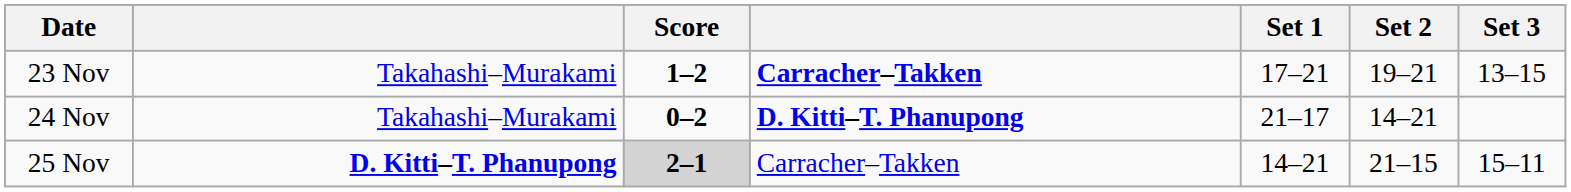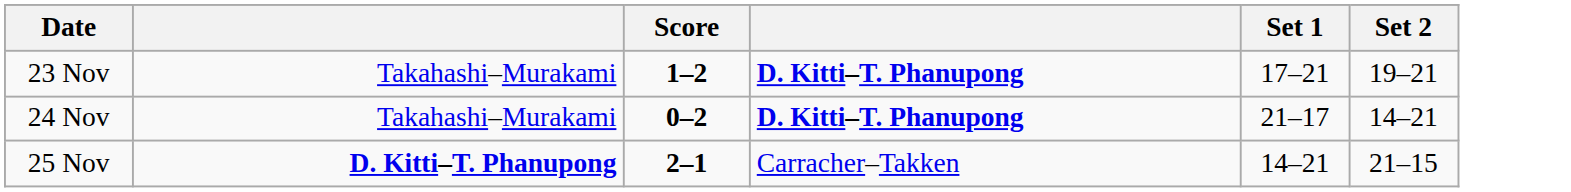- column: (1512, 27)
(869, 72) Carracher–Takken -> (890, 72) D. Kitti–T. Phanupong
(687, 163) lightgrey background -> (687, 163) no background
